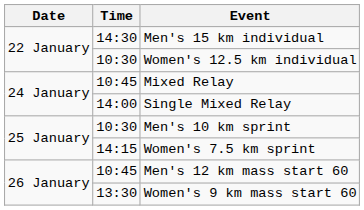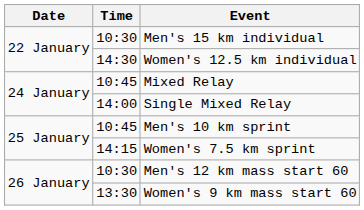(117, 38) 14:30 -> (117, 38) 10:30
(117, 60) 10:30 -> (117, 60) 14:30
(117, 127) 10:30 -> (117, 127) 10:45
(117, 171) 10:45 -> (117, 171) 10:30
